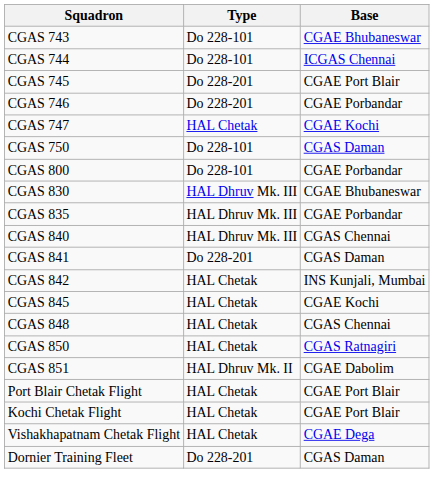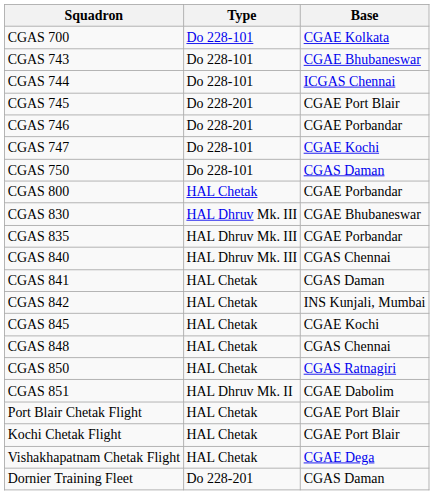+ row: (38, 37)
(222, 125) HAL Chetak -> (220, 147) Do 228-101
(220, 170) Do 228-101 -> (222, 192) HAL Chetak
(220, 258) Do 228-201 -> (222, 280) HAL Chetak
